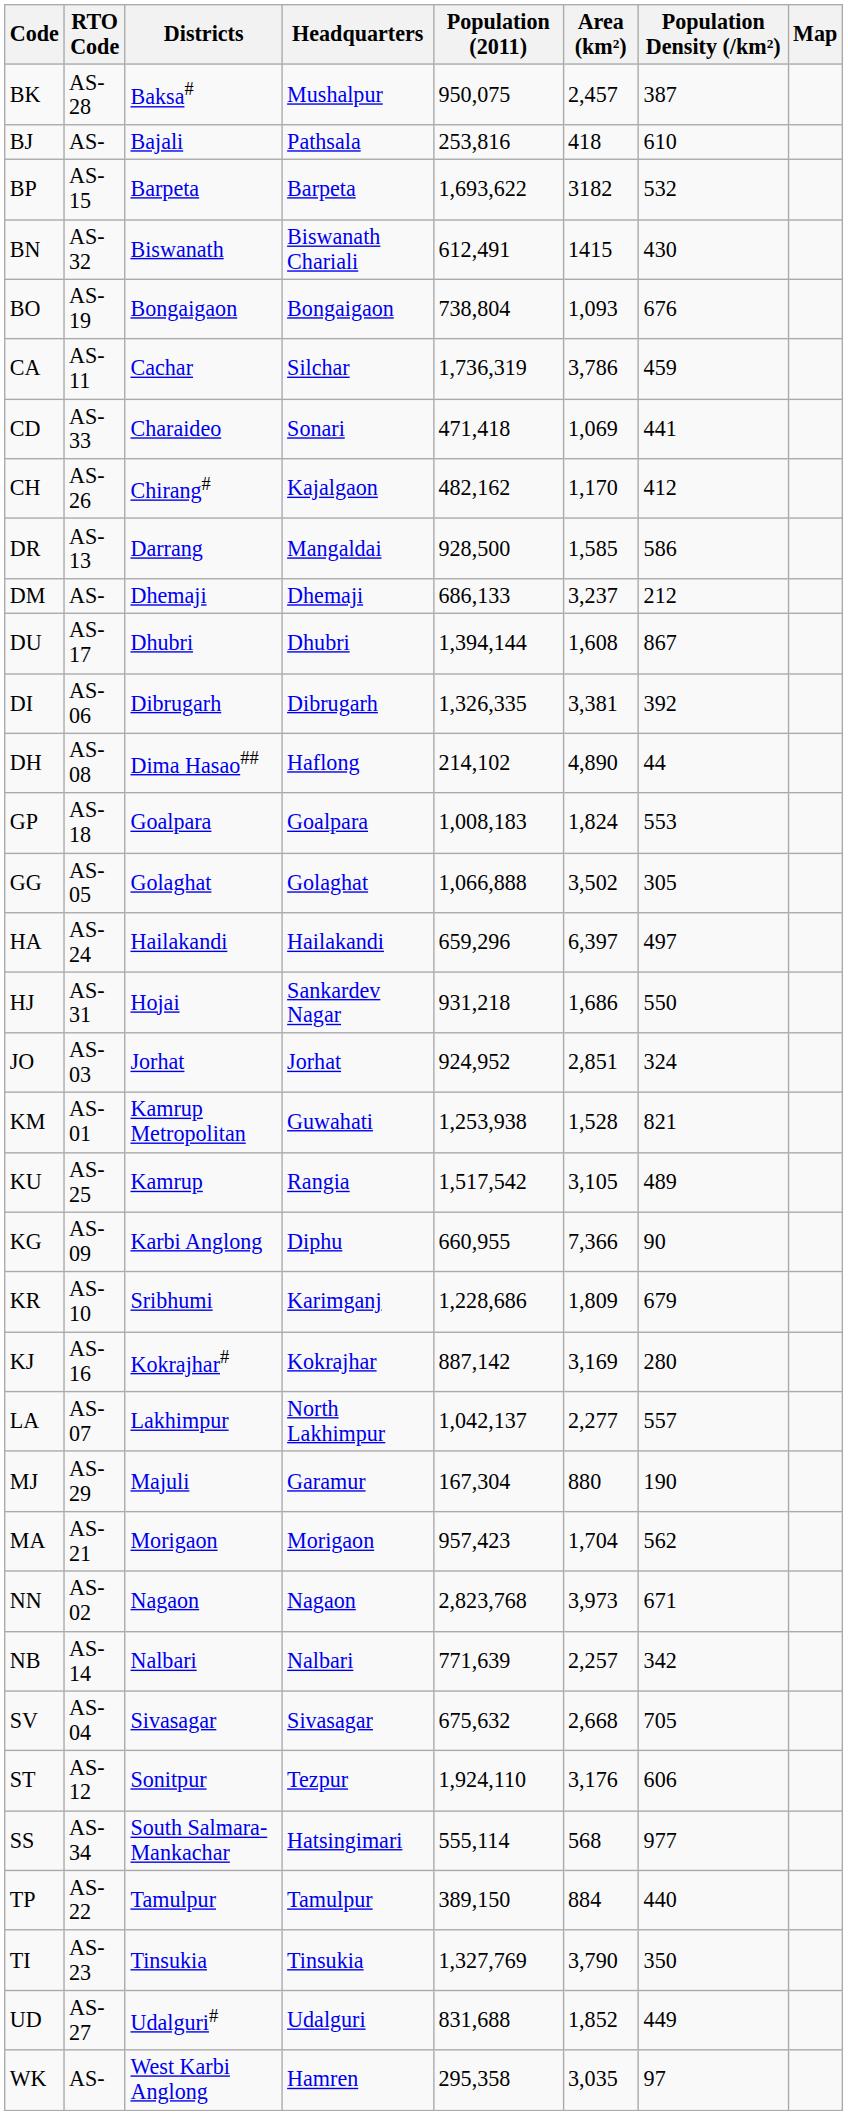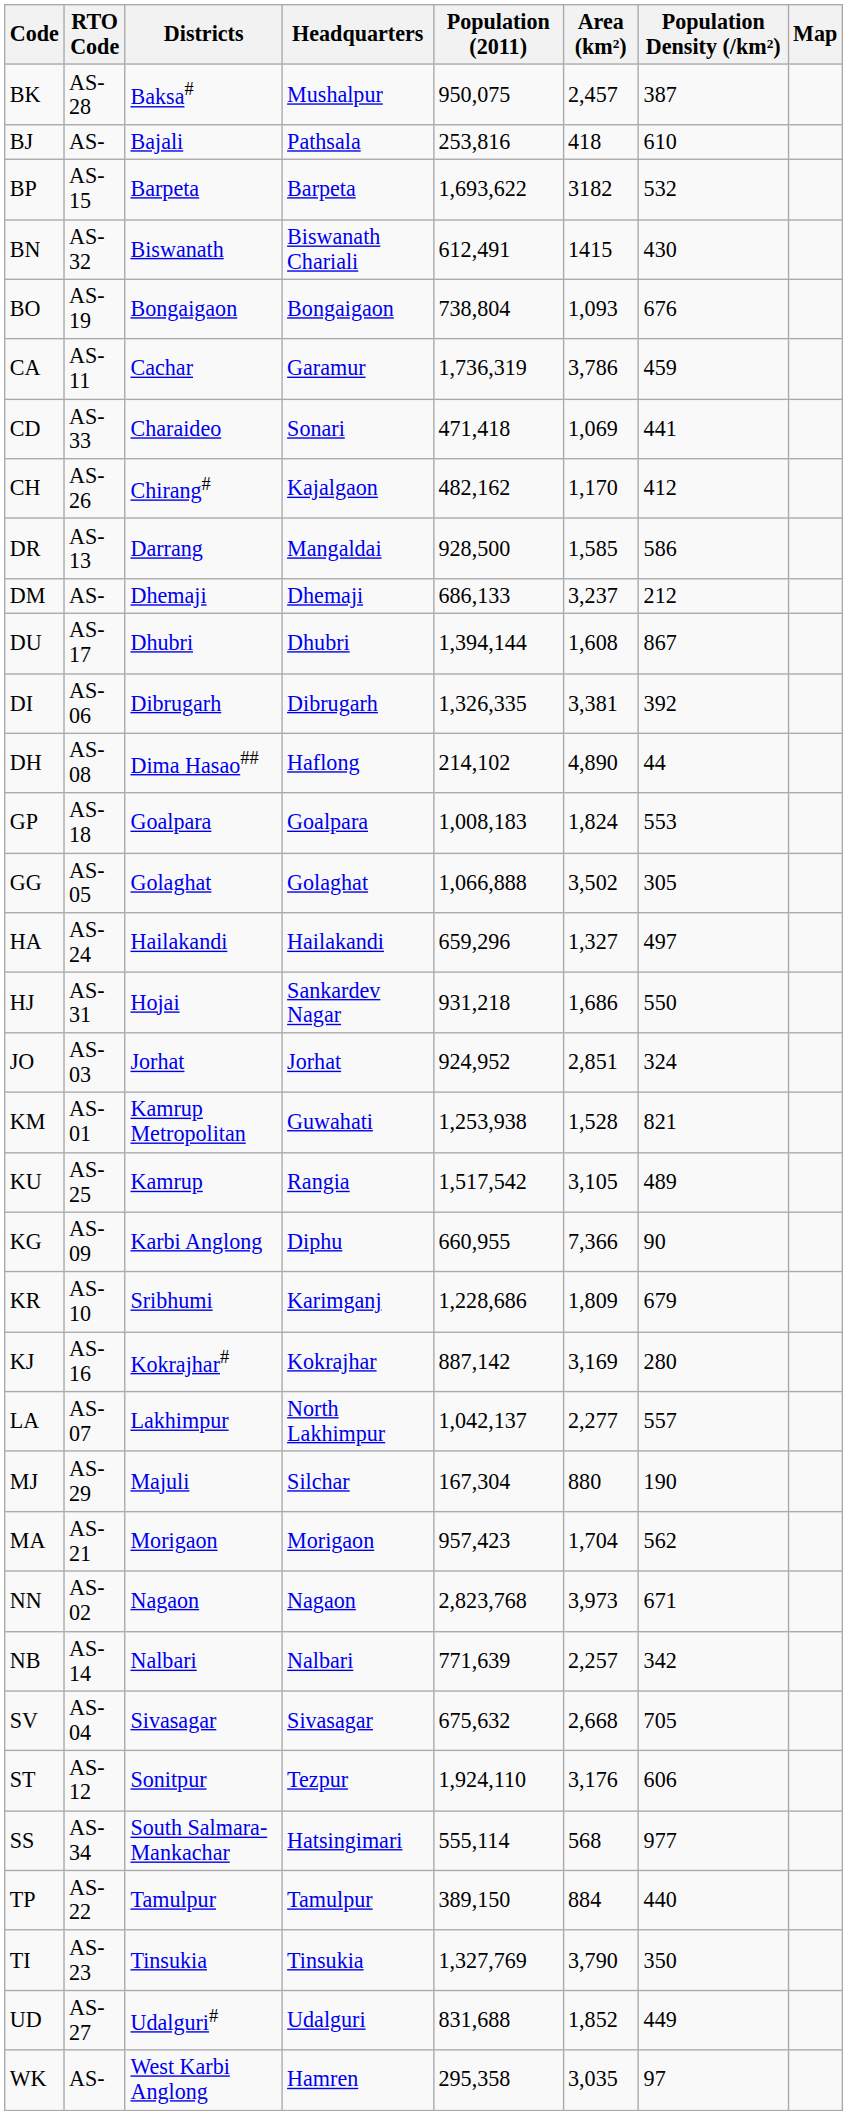(318, 368) Silchar -> (326, 368) Garamur
(593, 942) 6,397 -> (593, 942) 1,327
(326, 1481) Garamur -> (318, 1481) Silchar
